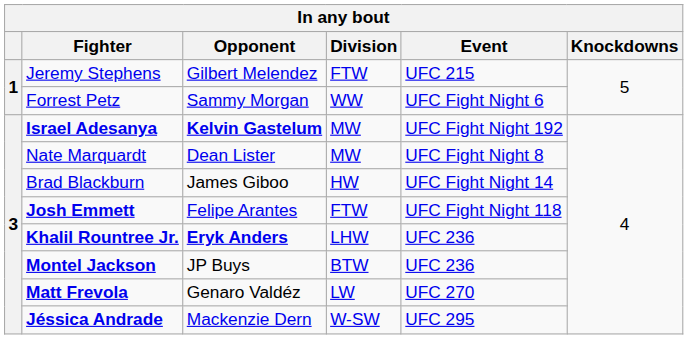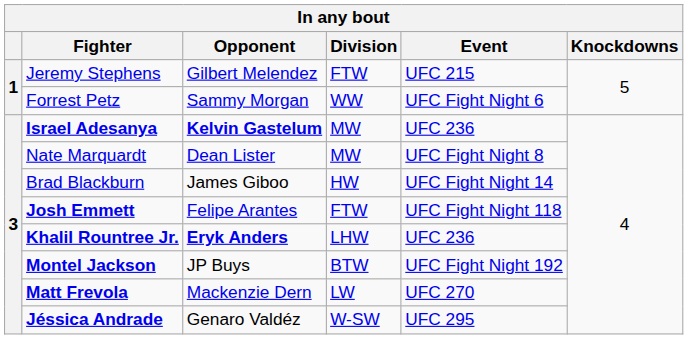(484, 127) UFC Fight Night 192 -> (440, 127) UFC 236
(440, 264) UFC 236 -> (484, 264) UFC Fight Night 192
(244, 292) Genaro Valdéz -> (249, 292) Mackenzie Dern
(249, 319) Mackenzie Dern -> (244, 319) Genaro Valdéz
